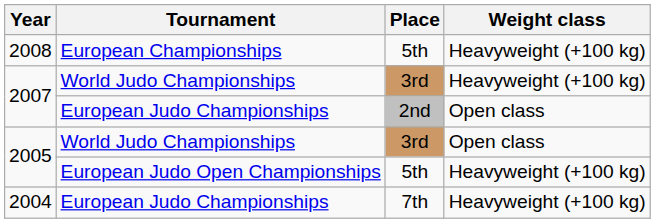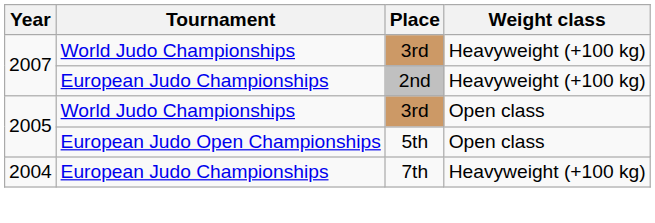- row: (30, 50)
(497, 111) Open class -> (547, 80) Heavyweight (+100 kg)
(547, 171) Heavyweight (+100 kg) -> (497, 141) Open class
